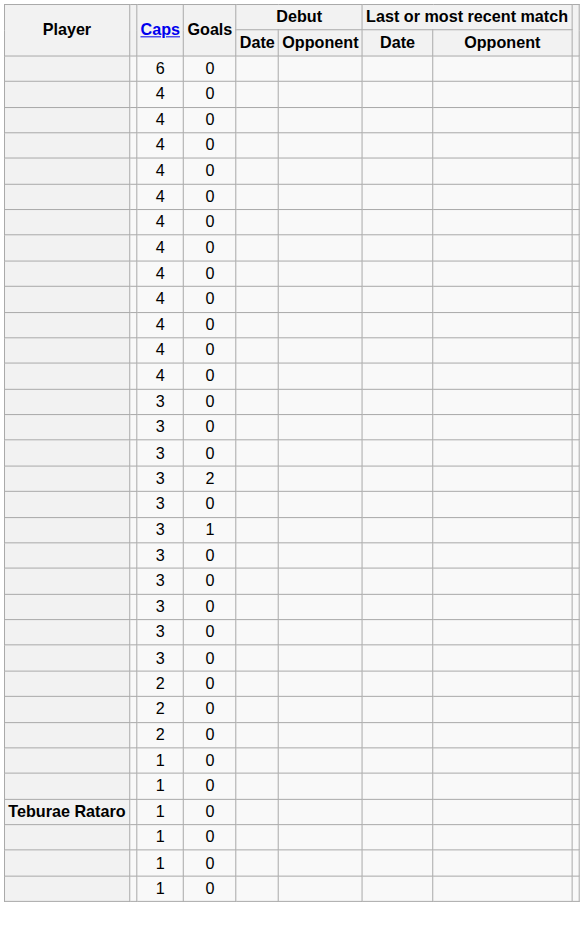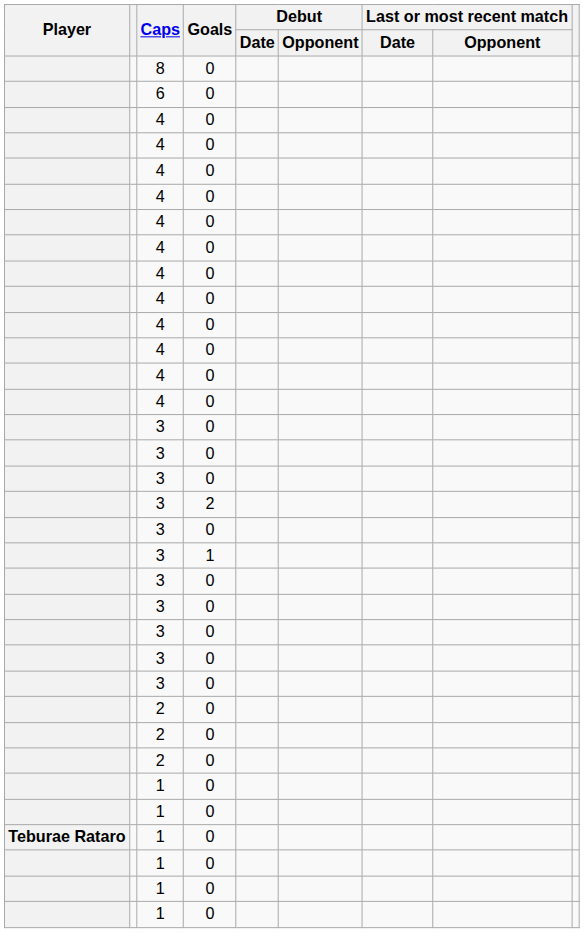+ row: (160, 68)
